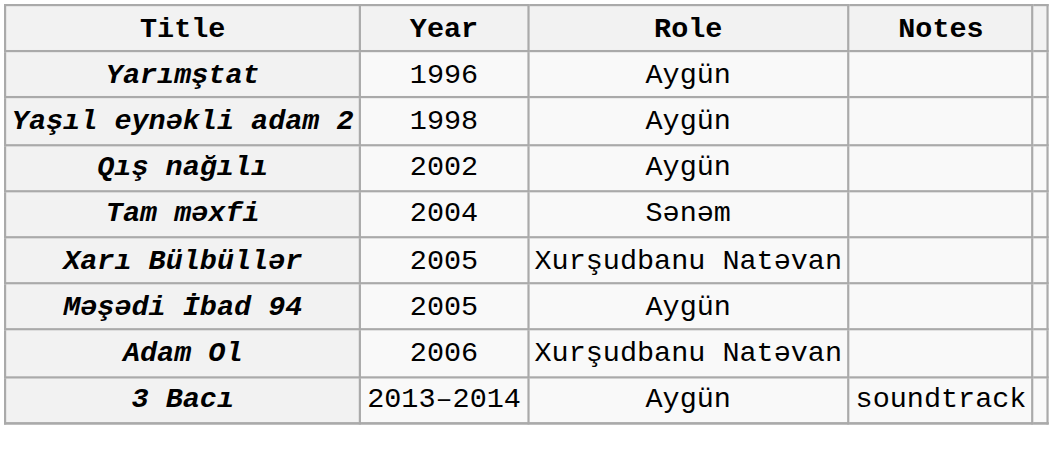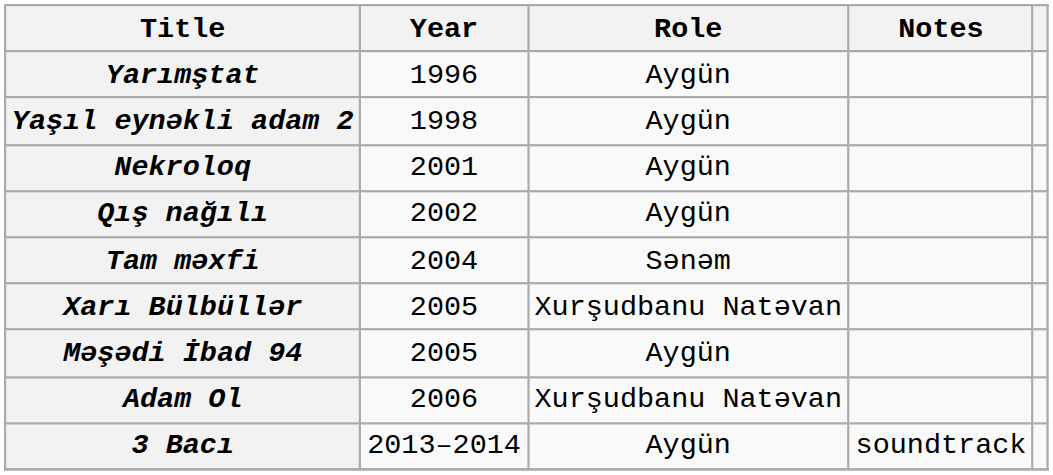+ row: (183, 167)
